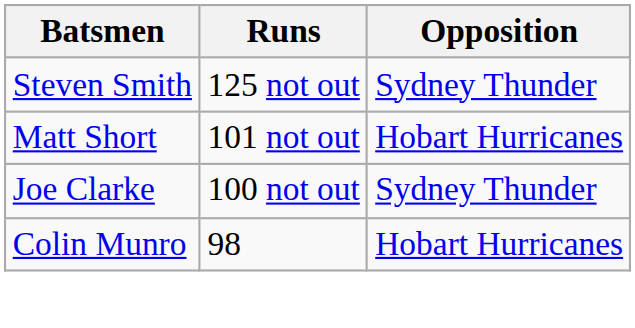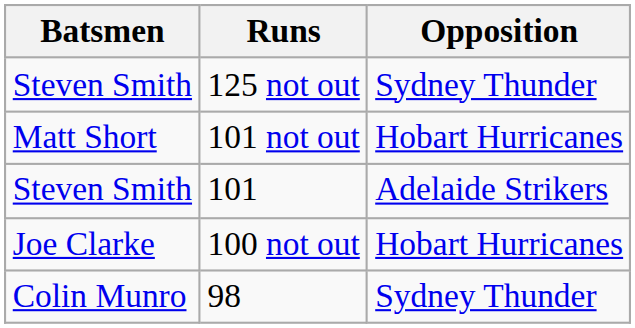+ row: (233, 190)
(486, 190) Sydney Thunder -> (499, 243) Hobart Hurricanes
(499, 243) Hobart Hurricanes -> (486, 296) Sydney Thunder
